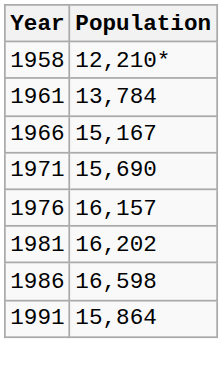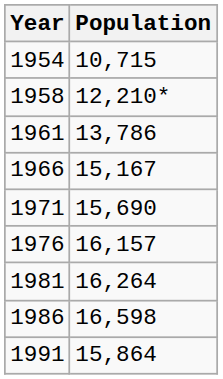+ row: (37, 60)
(116, 97) 13,784 -> (116, 134) 13,786
(116, 245) 16,202 -> (116, 281) 16,264
